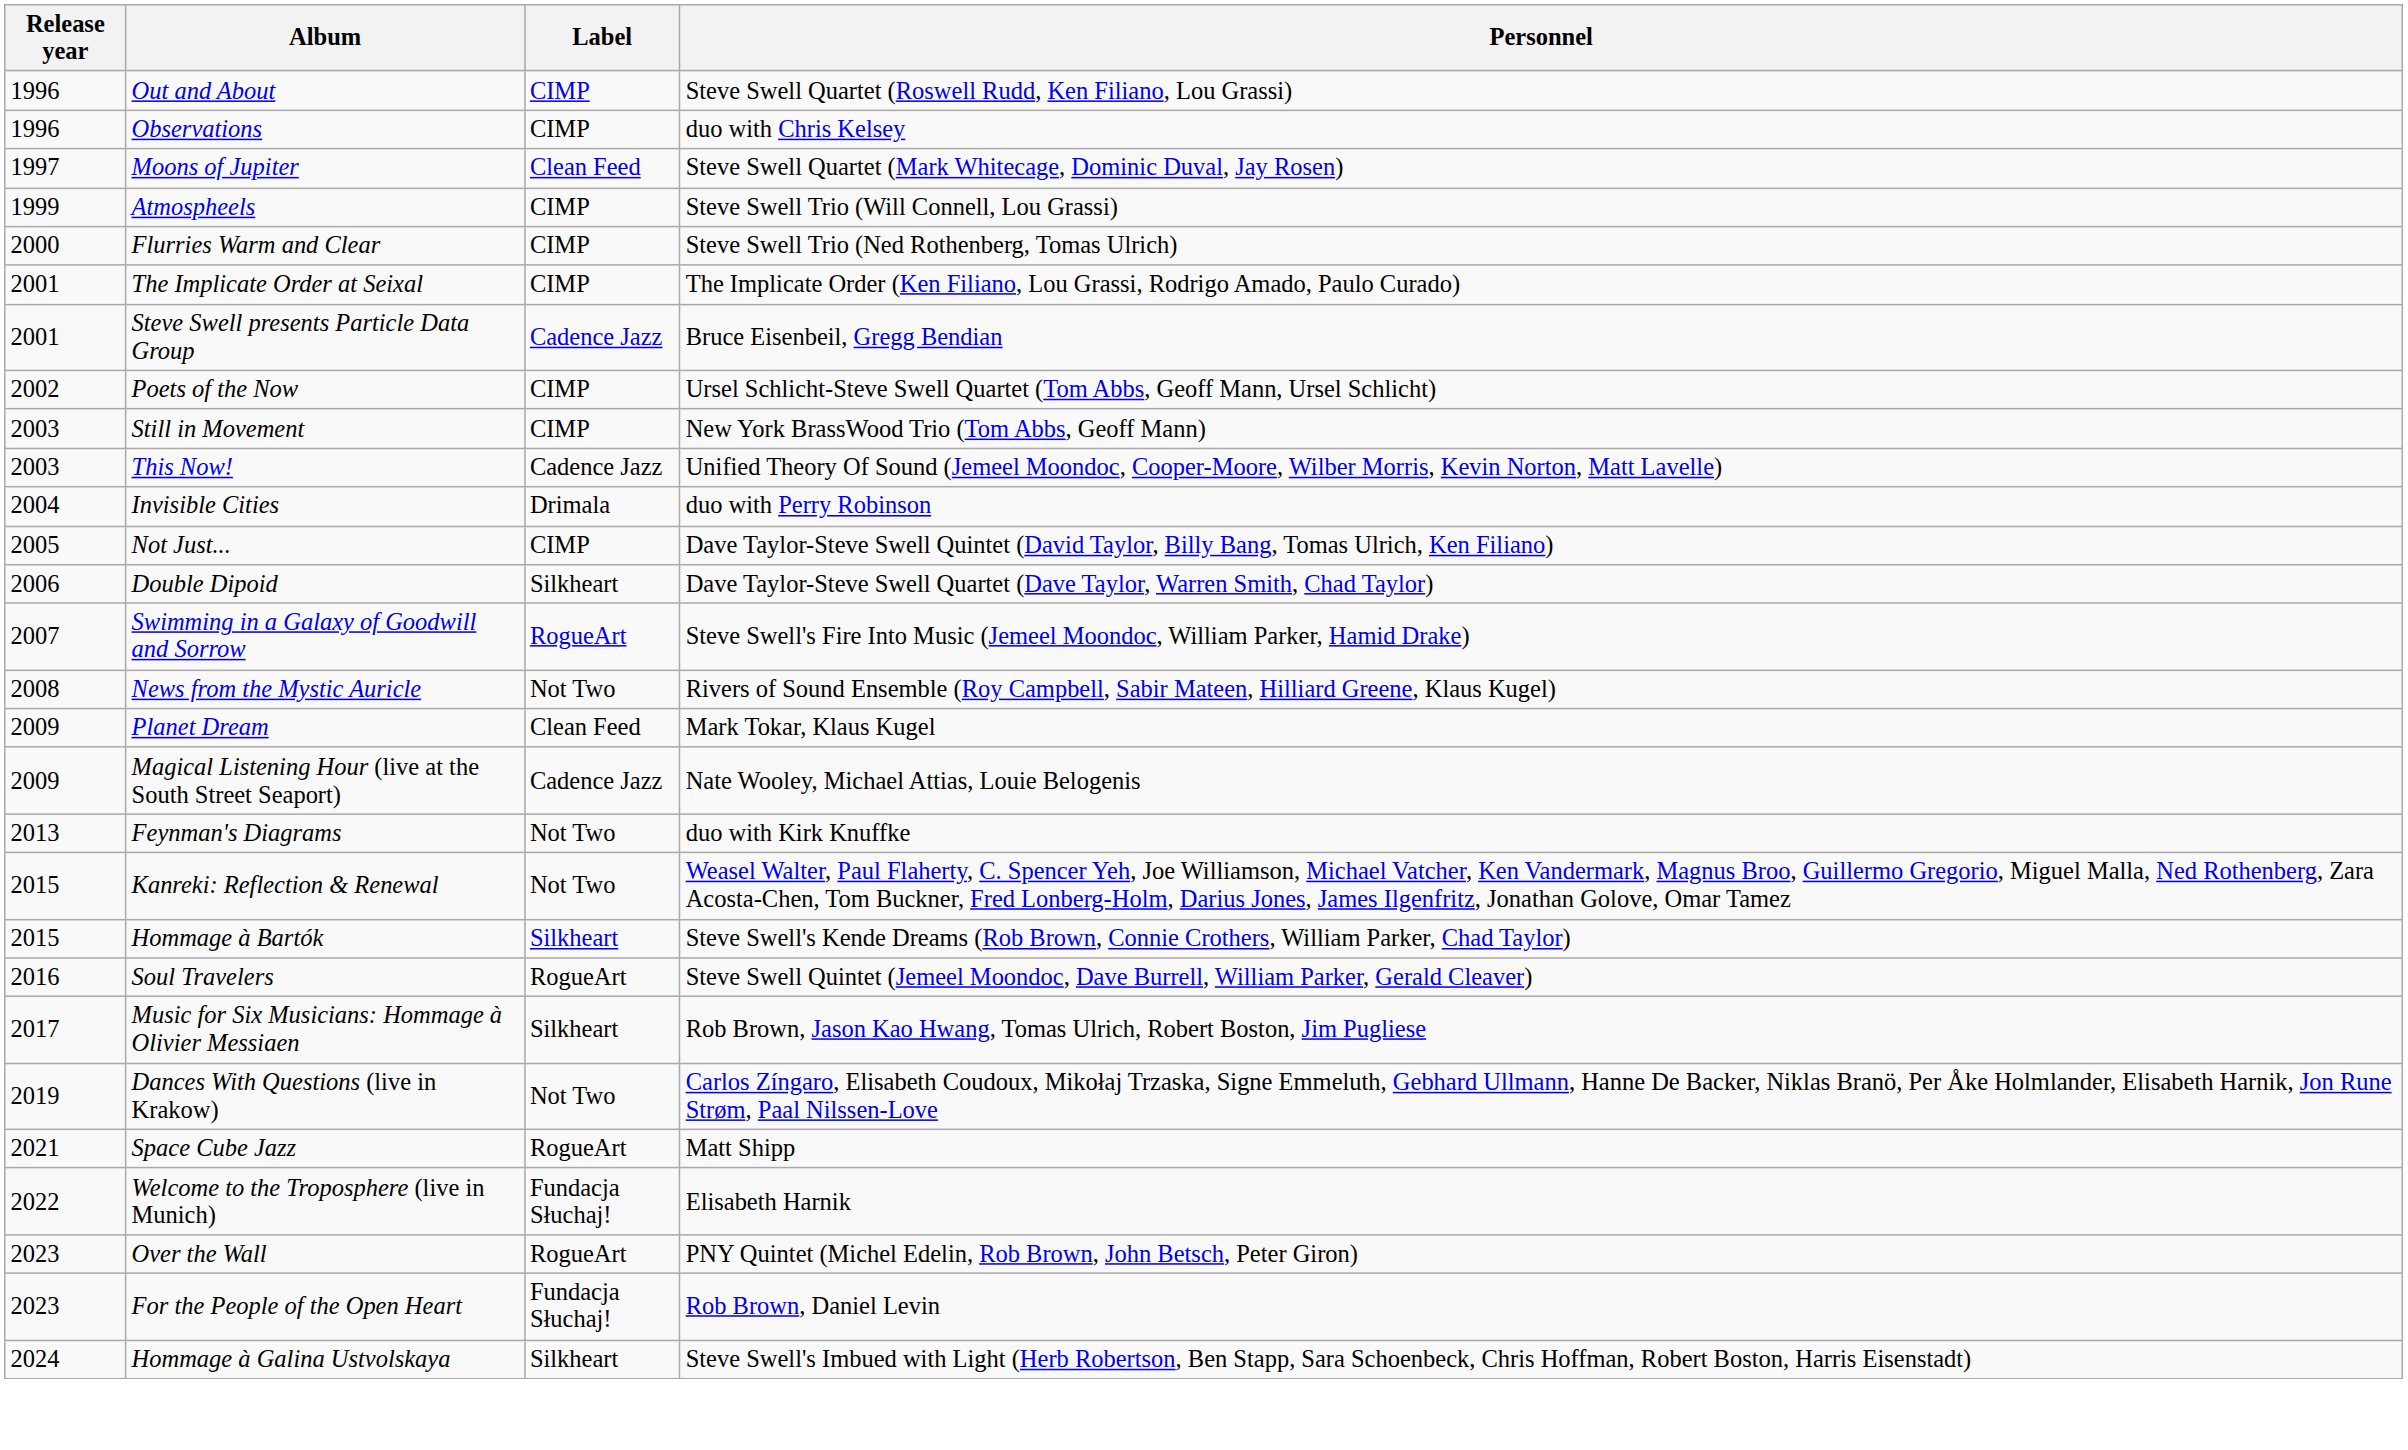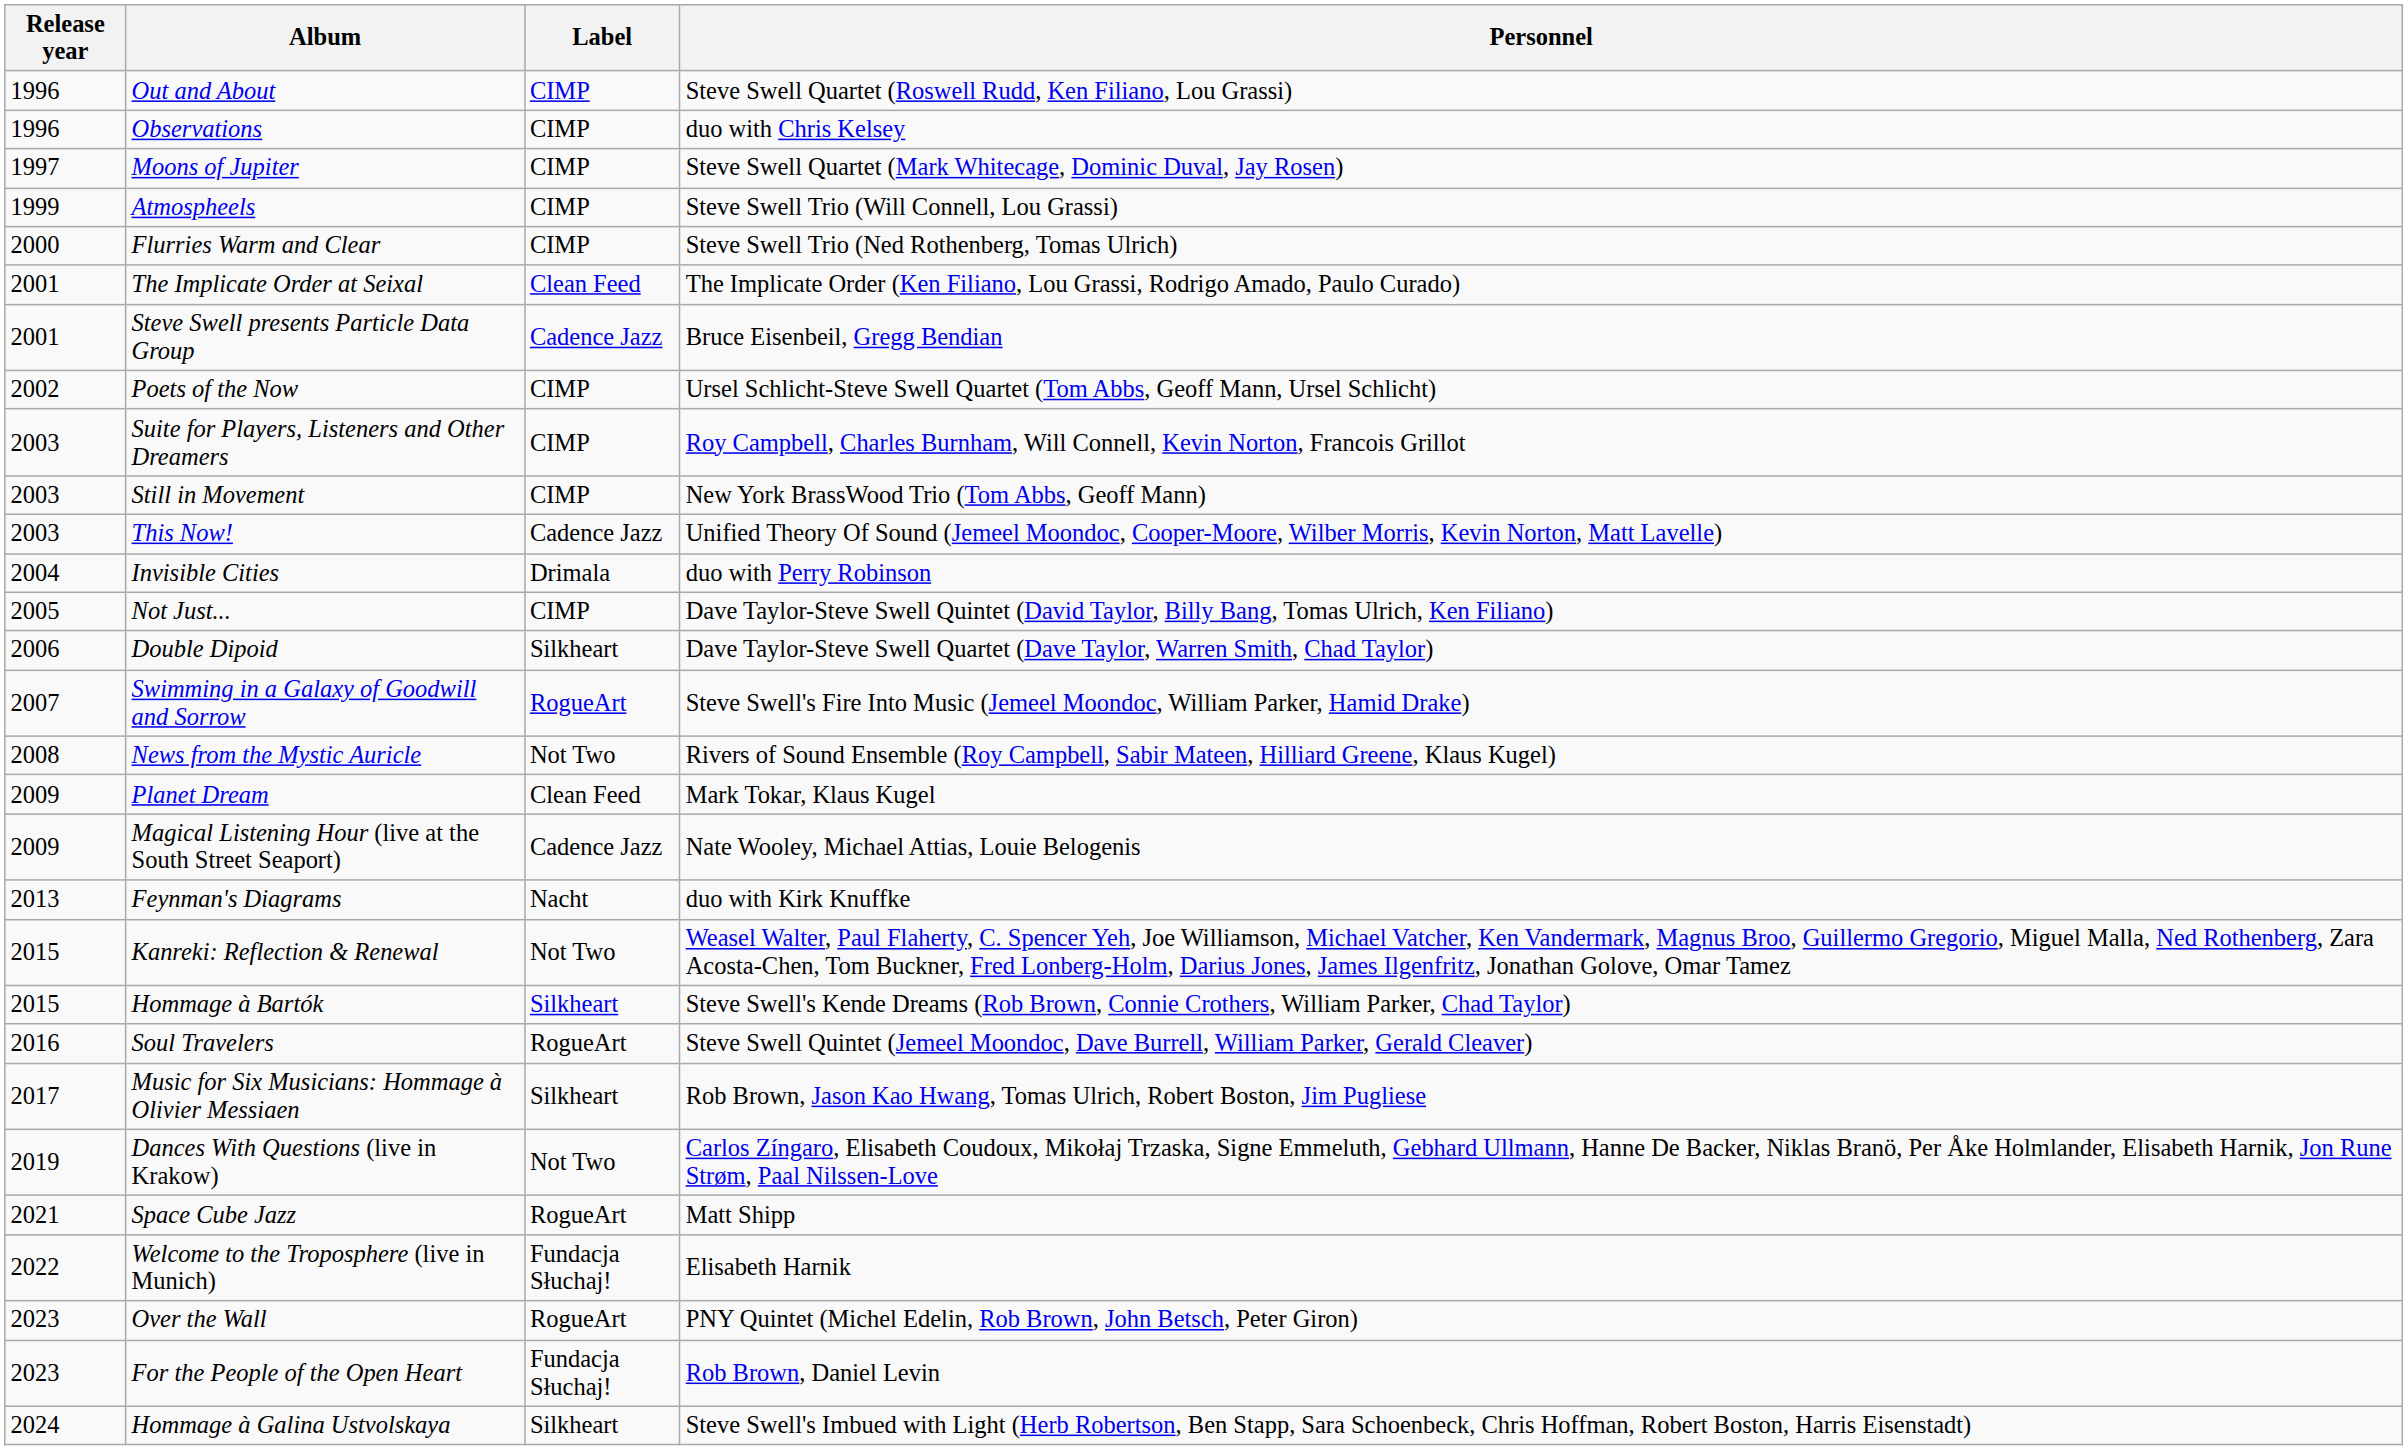(585, 167) Clean Feed -> (560, 167) CIMP
(560, 284) CIMP -> (585, 284) Clean Feed
+ row: (318, 442)
(573, 832) Not Two -> (559, 899) Nacht
